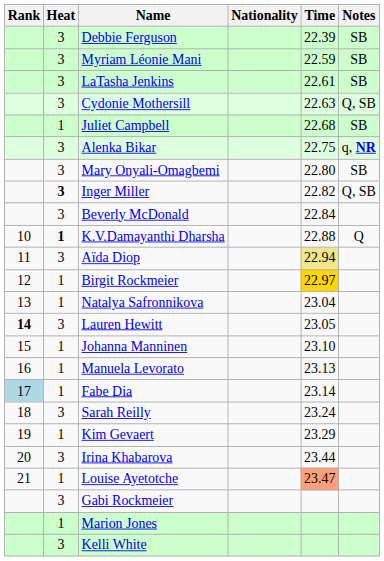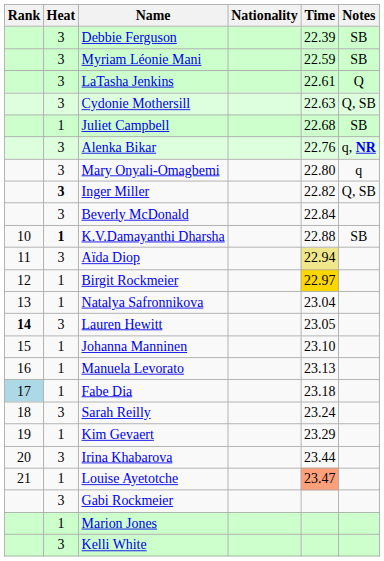(359, 81) SB -> (359, 81) Q
(320, 147) 22.75 -> (320, 147) 22.76
(359, 170) SB -> (359, 170) q
(359, 236) Q -> (359, 236) SB
(320, 390) 23.14 -> (320, 390) 23.18
